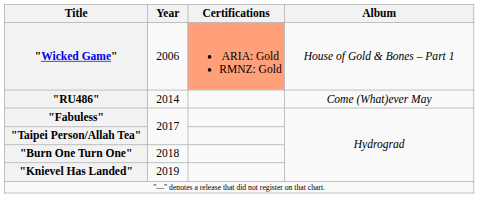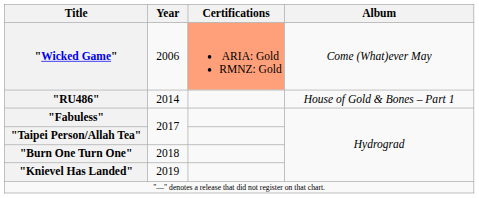(379, 56) House of Gold & Bones – Part 1 -> (379, 56) Come (What)ever May
(379, 99) Come (What)ever May -> (379, 99) House of Gold & Bones – Part 1
